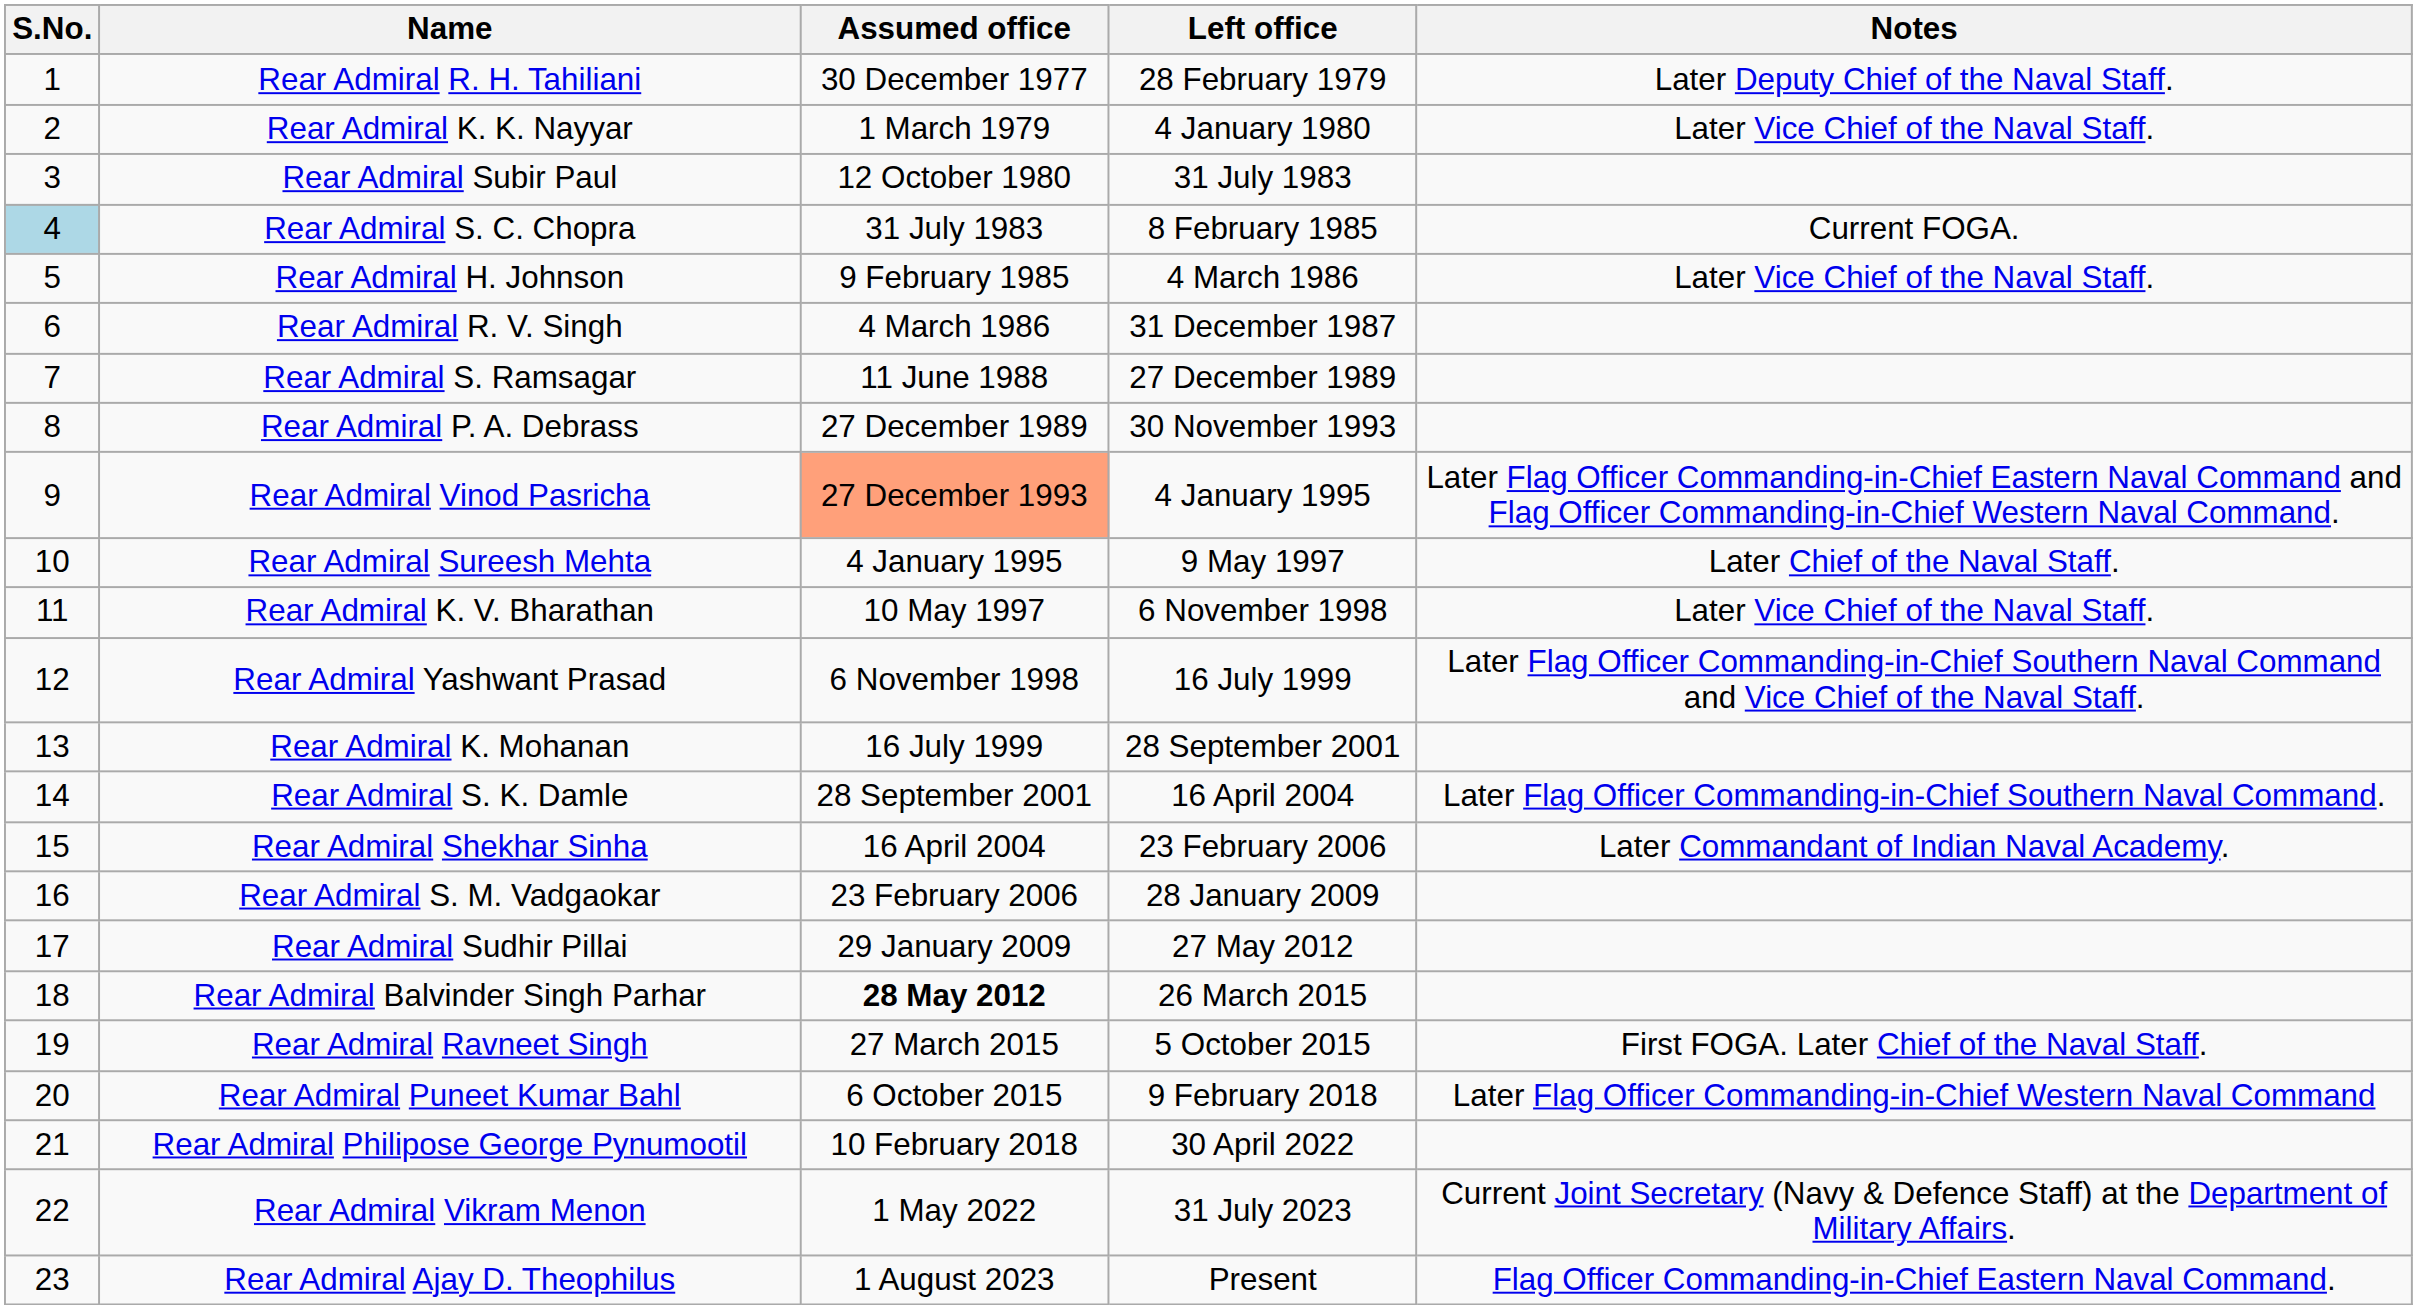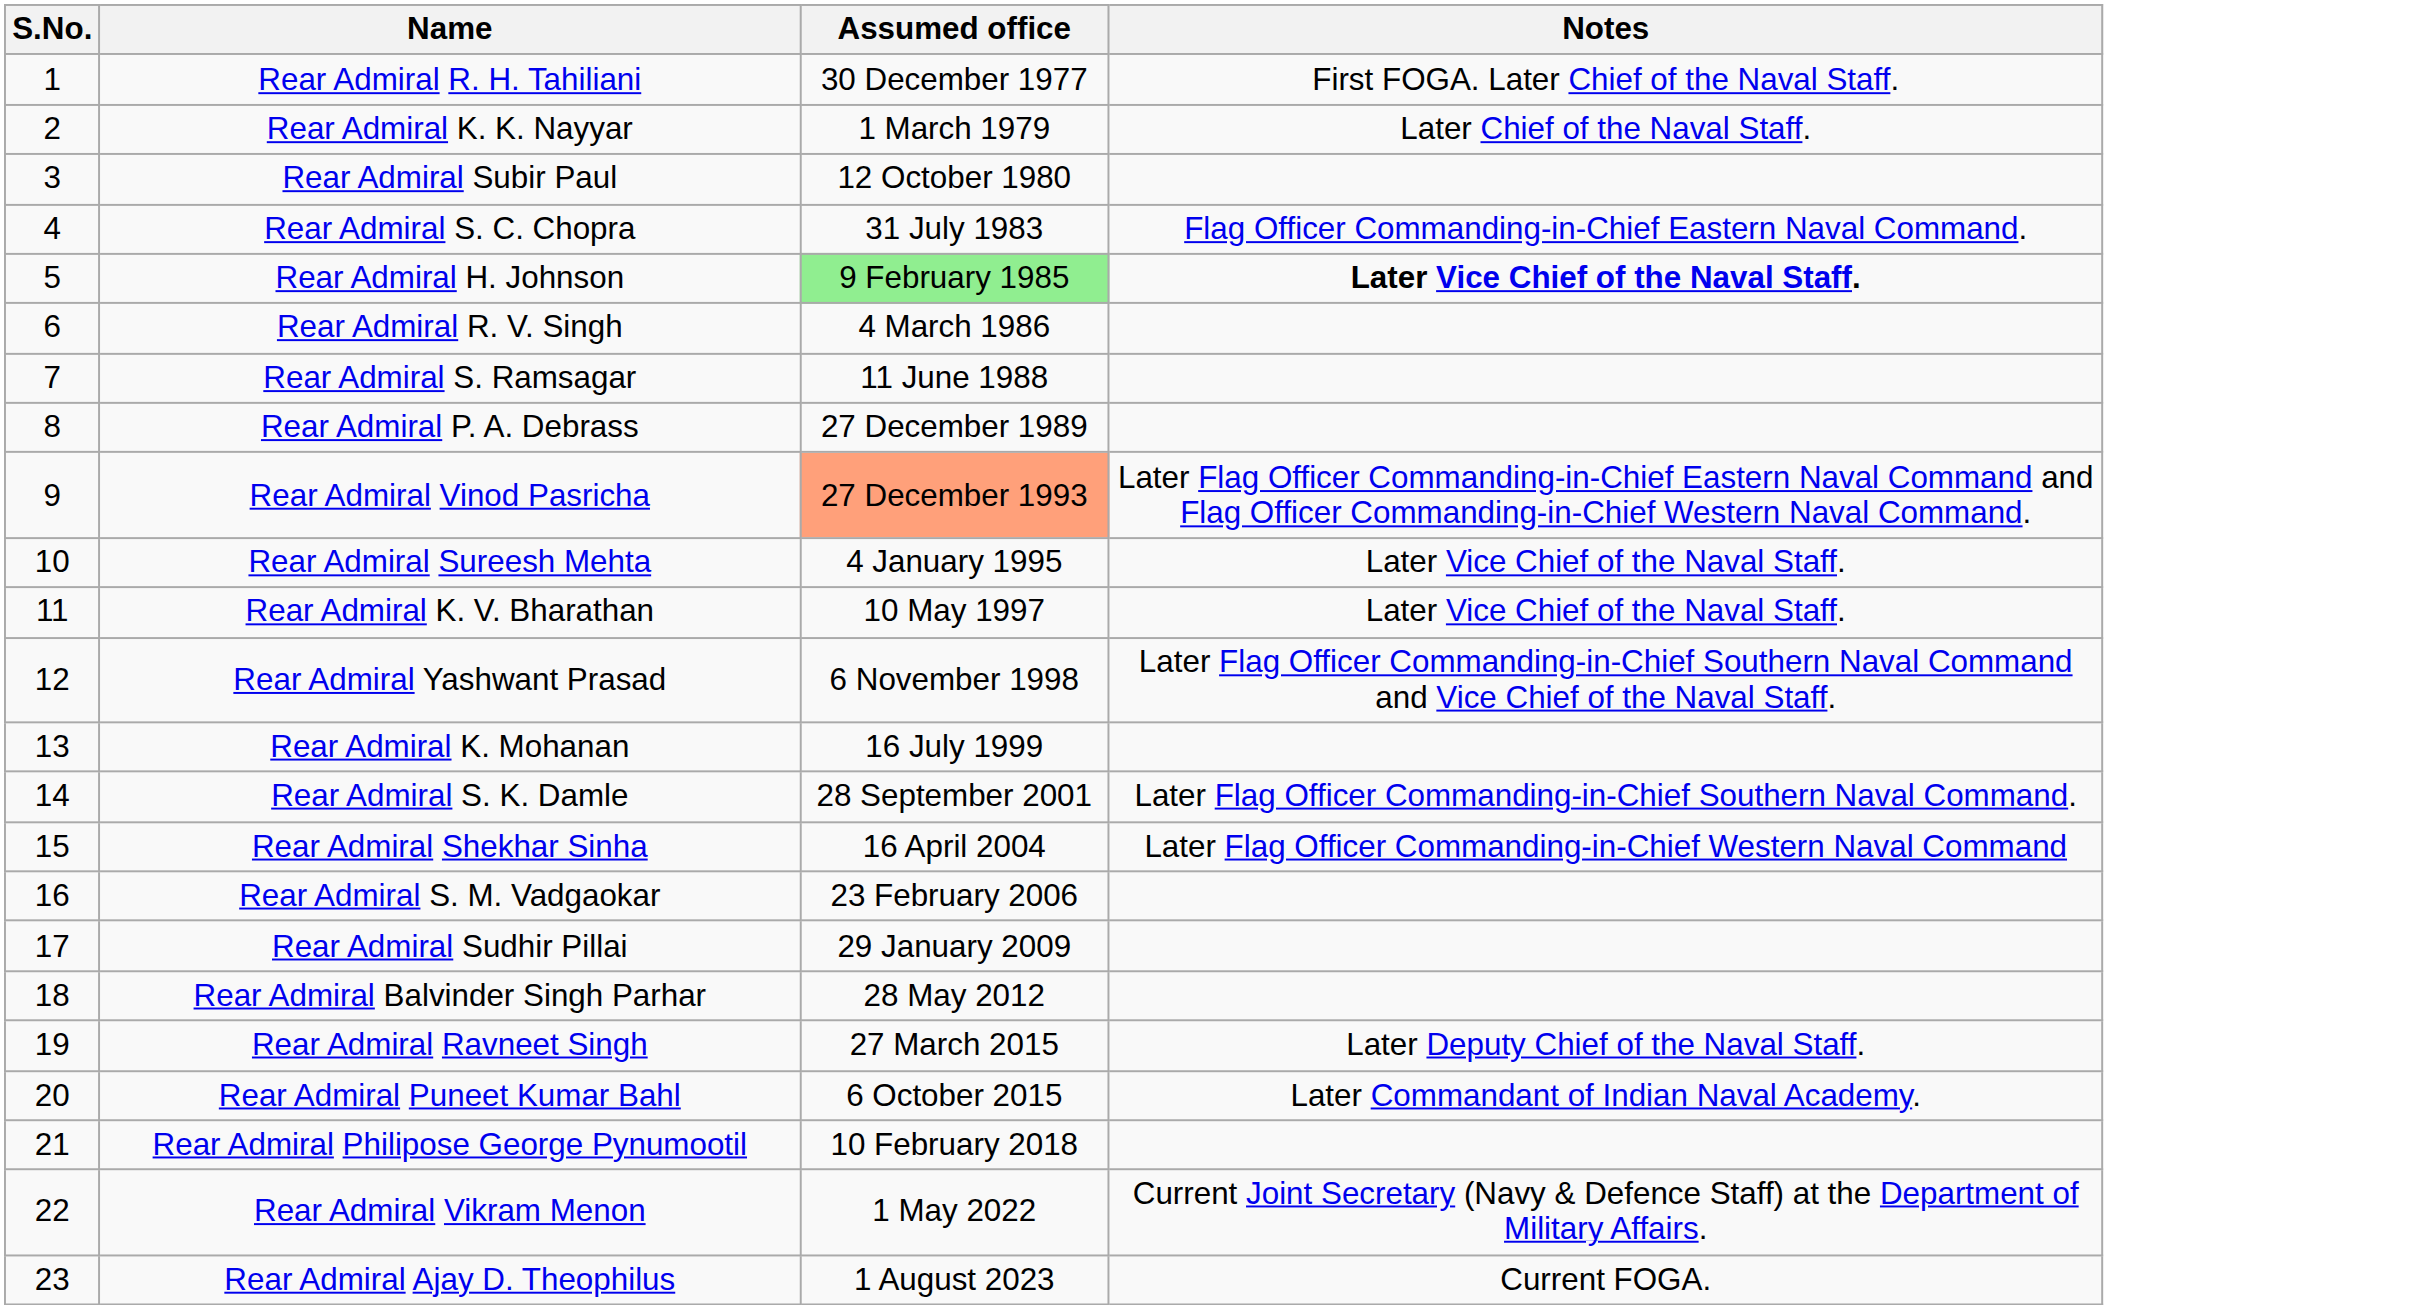- column: (1263, 29)
(1914, 79) Later Deputy Chief of the Naval Staff. -> (1606, 79) First FOGA. Later Chief of the Naval Staff.
(1914, 128) Later Vice Chief of the Naval Staff. -> (1606, 128) Later Chief of the Naval Staff.
(52, 228) lightblue background -> (52, 228) no background
(1914, 228) Current FOGA. -> (1606, 228) Flag Officer Commanding-in-Chief Eastern Naval Command.
(954, 278) no background -> (954, 278) lightgreen background
(1914, 278) normal -> (1606, 278) bold
(1914, 561) Later Chief of the Naval Staff. -> (1606, 561) Later Vice Chief of the Naval Staff.
(1914, 845) Later Commandant of Indian Naval Academy. -> (1606, 845) Later Flag Officer Commanding-in-Chief Western Naval Command
(954, 995) bold -> (954, 995) normal
(1914, 1044) First FOGA. Later Chief of the Naval Staff. -> (1606, 1044) Later Deputy Chief of the Naval Staff.
(1914, 1094) Later Flag Officer Commanding-in-Chief Western Naval Command -> (1606, 1094) Later Commandant of Indian Naval Academy.
(1914, 1279) Flag Officer Commanding-in-Chief Eastern Naval Command. -> (1606, 1279) Current FOGA.
